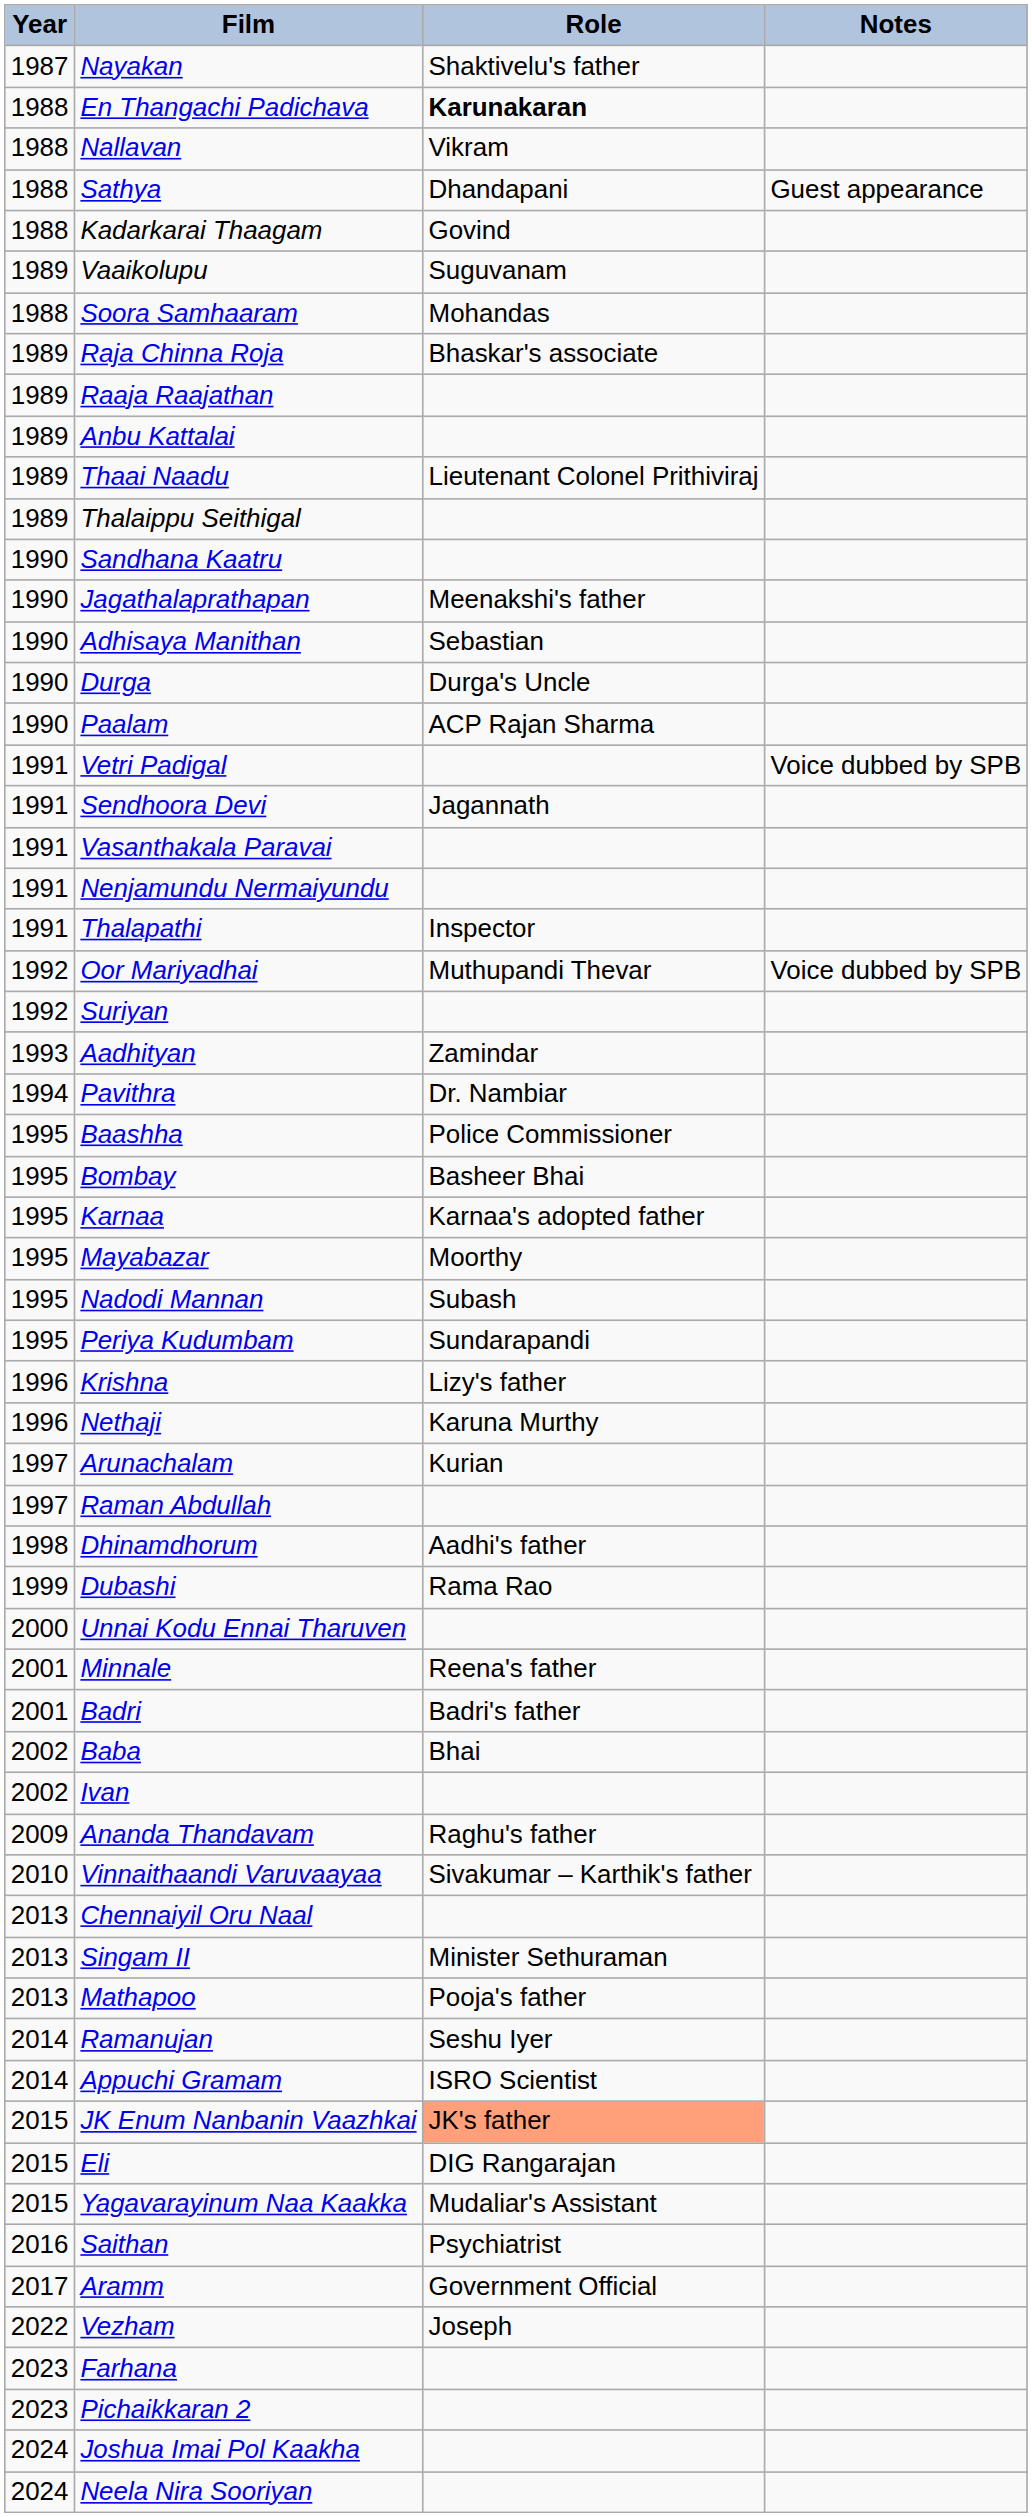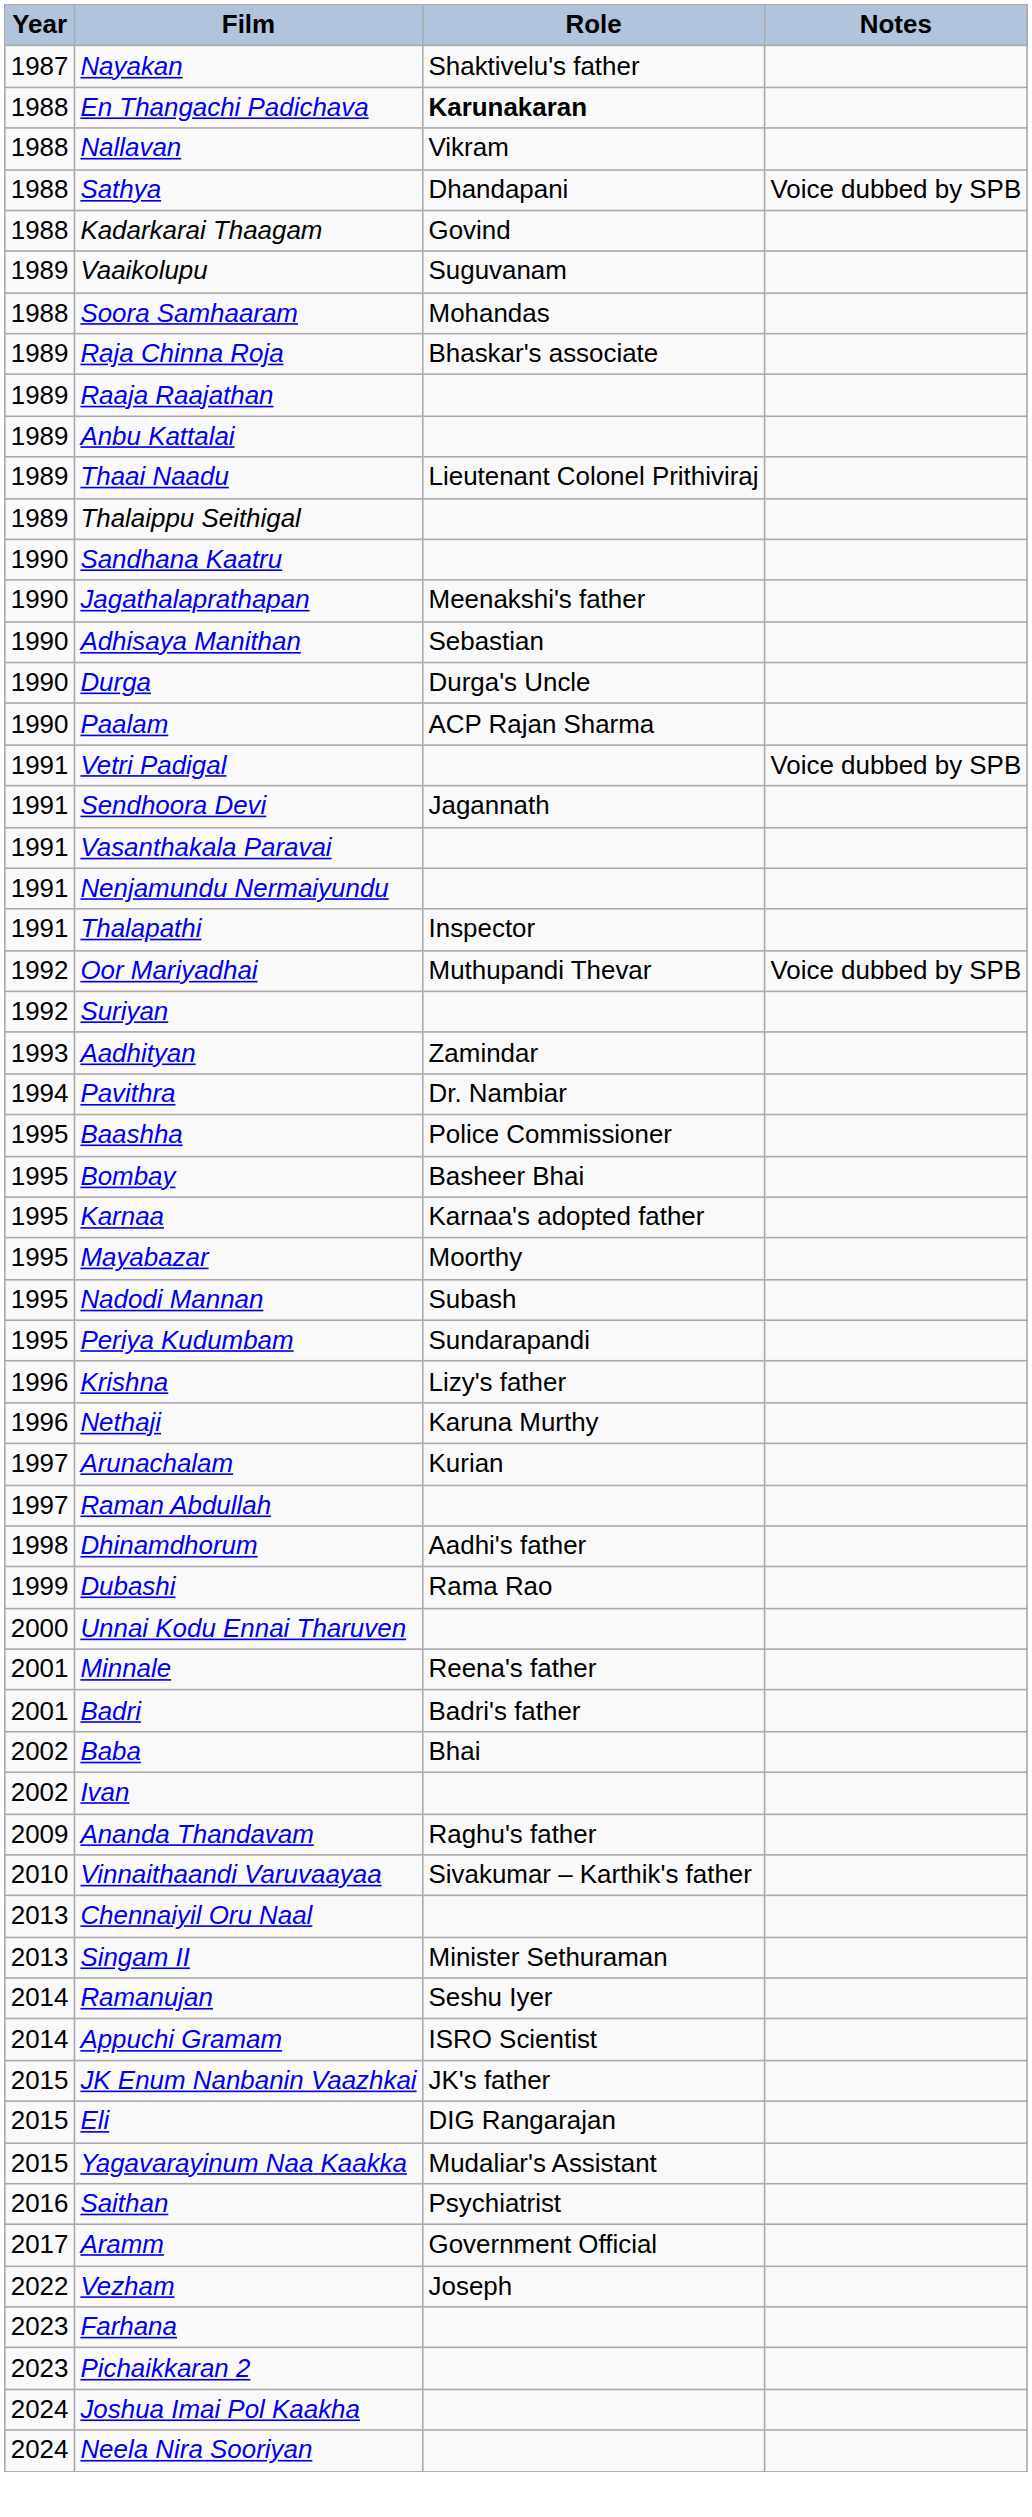(877, 189) Guest appearance -> (896, 189) Voice dubbed by SPB
- row: (138, 1998)
(489, 2121) lightsalmon background -> (489, 2080) no background
